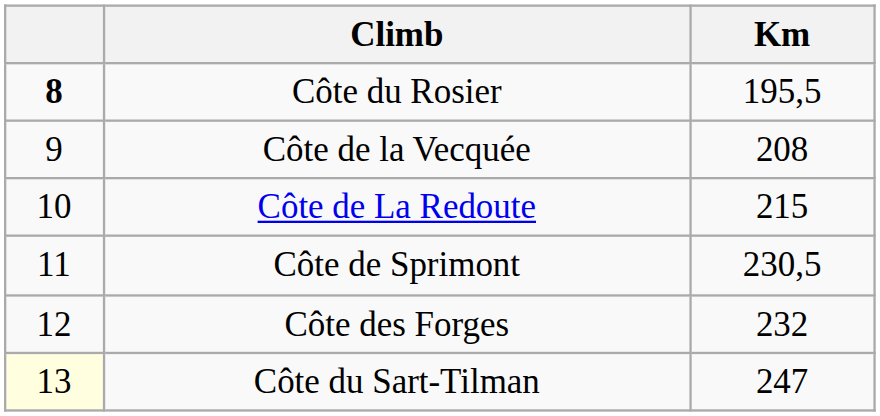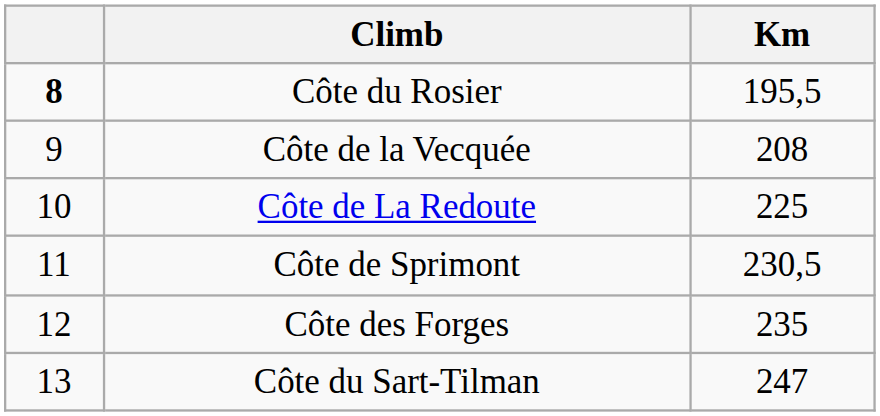(782, 207) 215 -> (782, 207) 225
(782, 322) 232 -> (782, 322) 235
(54, 380) lightyellow background -> (54, 380) no background
